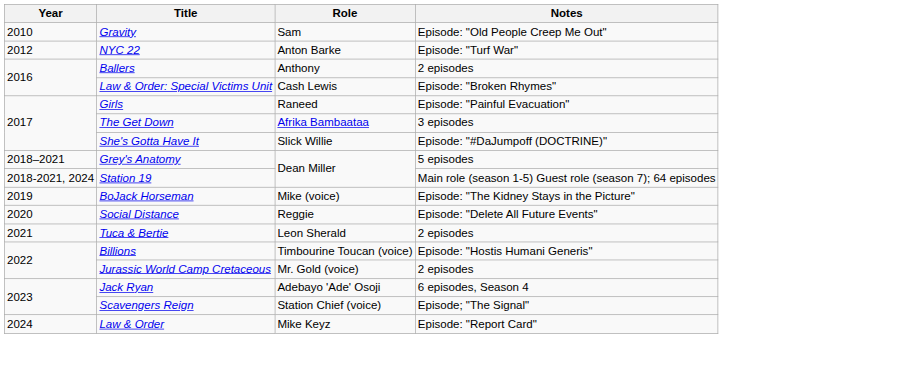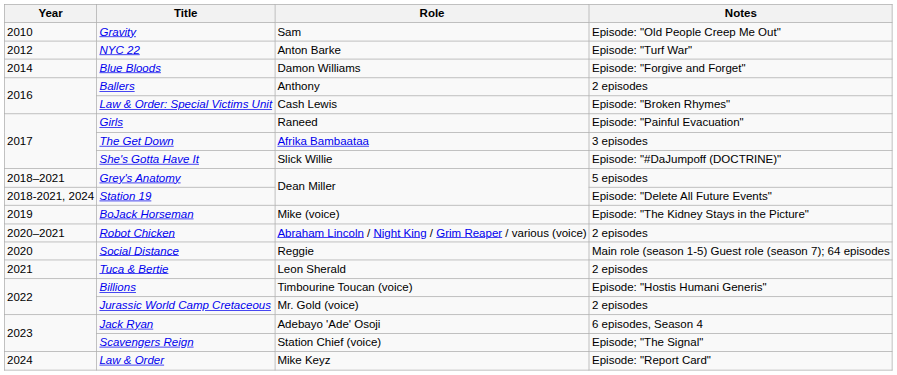+ row: (130, 68)
(567, 178) Main role (season 1-5) Guest role (season 7); 64 episodes -> (682, 196) Episode: "Delete All Future Events"
+ row: (137, 232)
(508, 214) Episode: "Delete All Future Events" -> (741, 251) Main role (season 1-5) Guest role (season 7); 64 episodes
